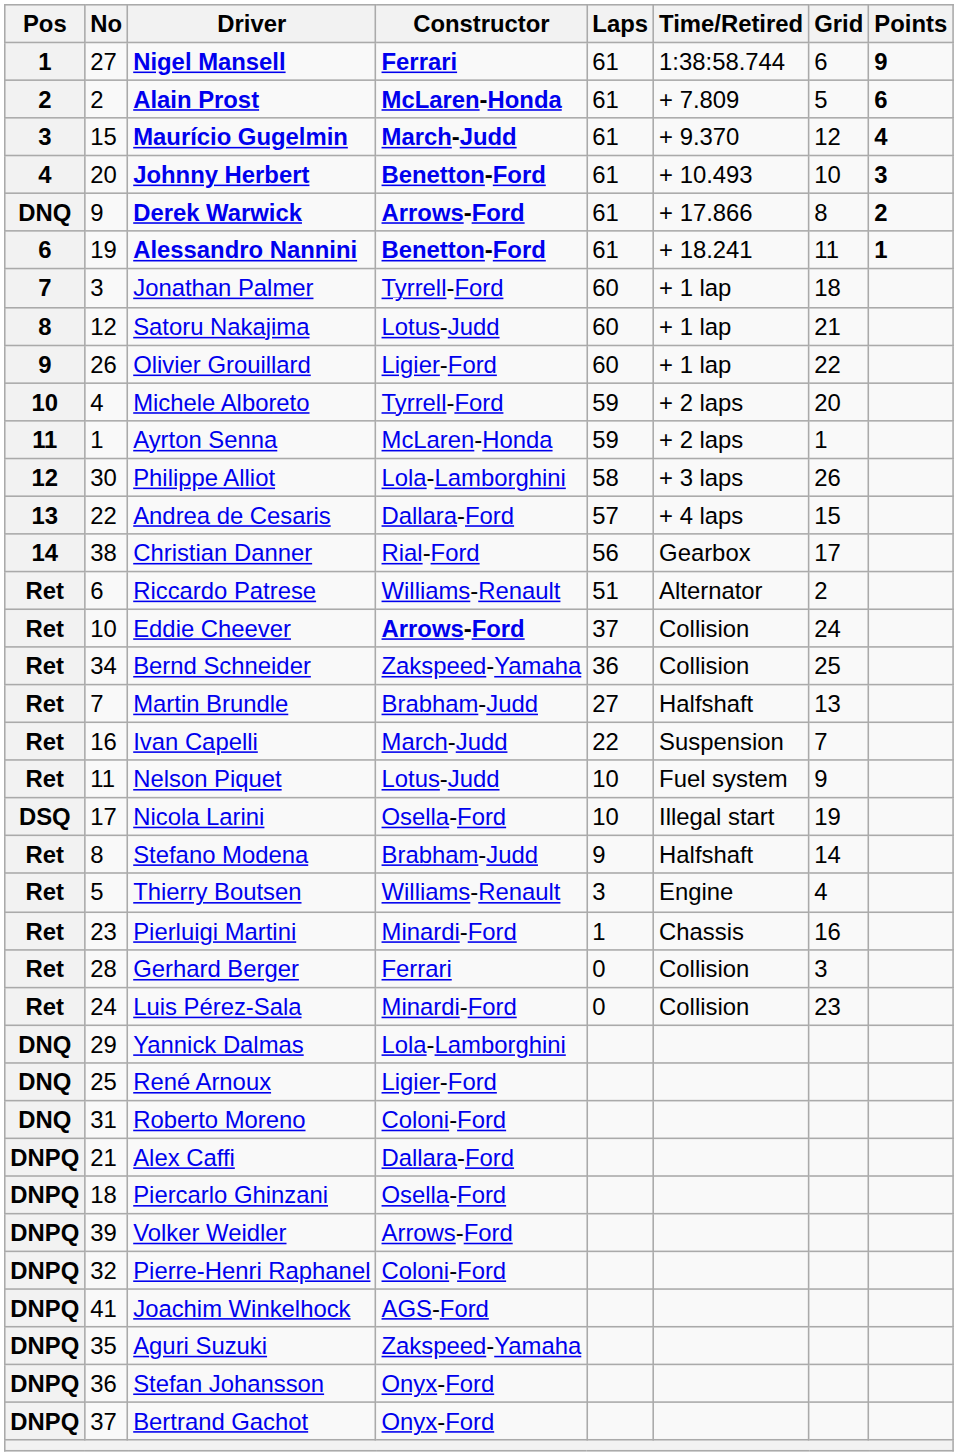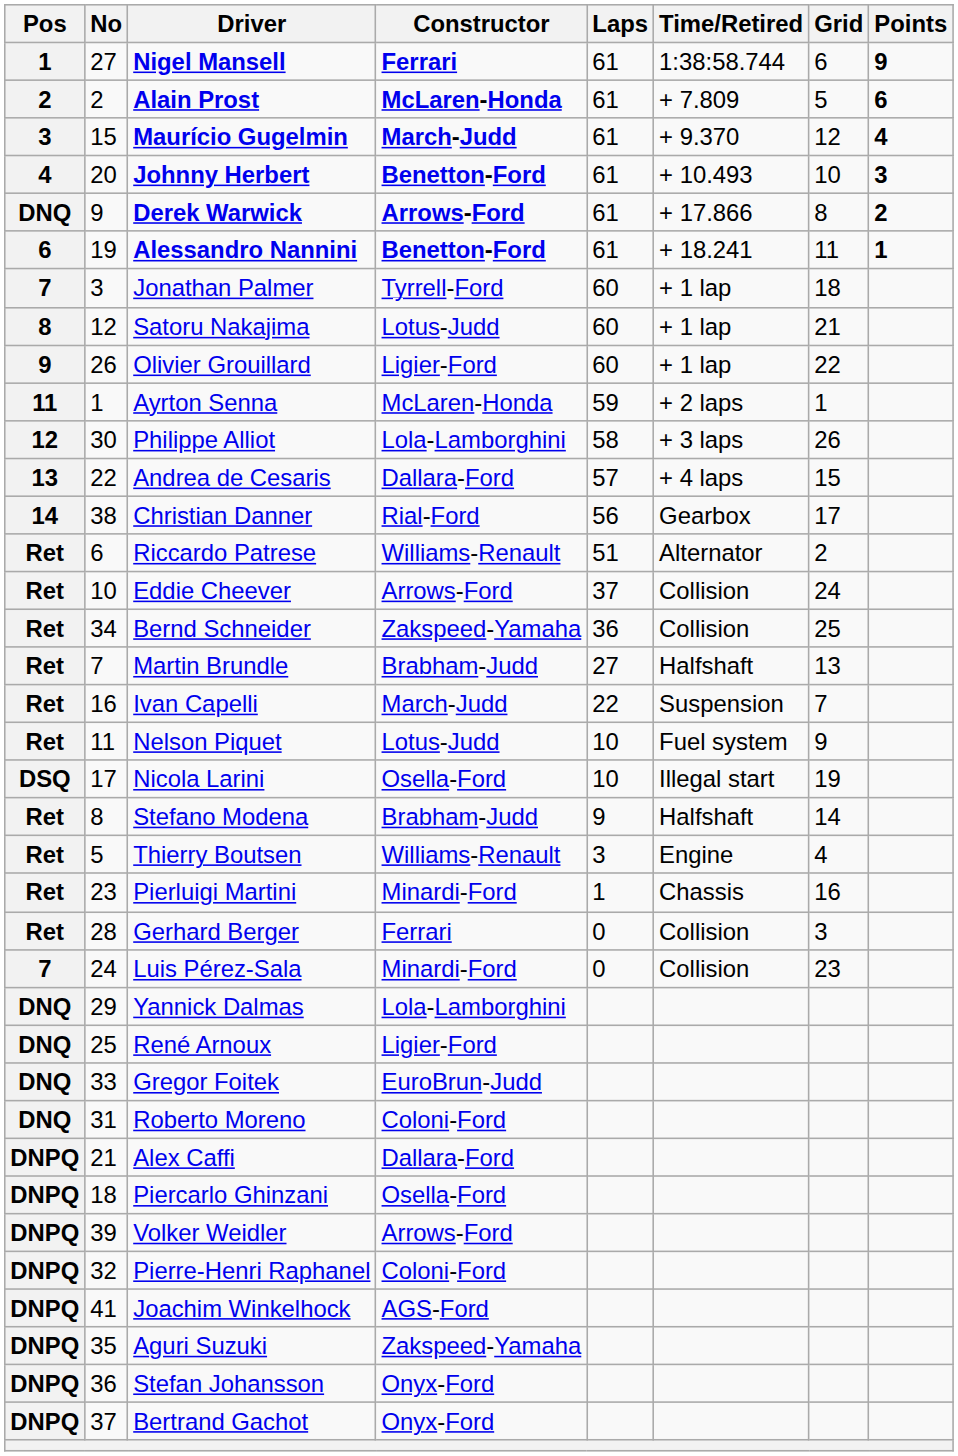- row: (221, 402)
(453, 628) bold -> (447, 591) normal
(45, 1006) Ret -> (45, 968) 7
+ row: (206, 1082)
